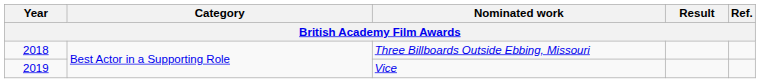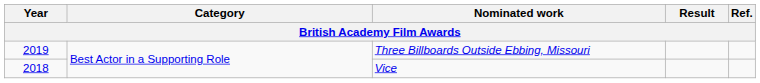(36, 50) 2018 -> (36, 50) 2019
(36, 68) 2019 -> (36, 68) 2018
